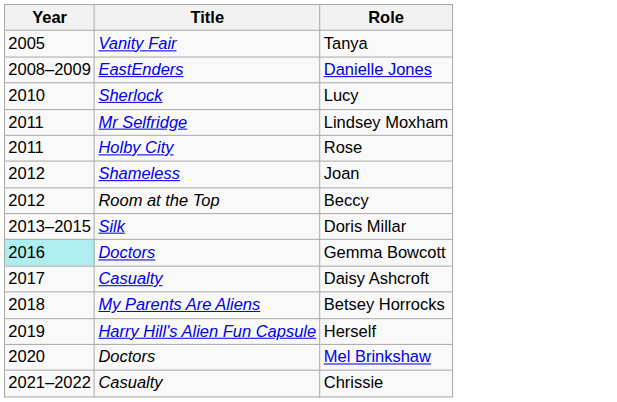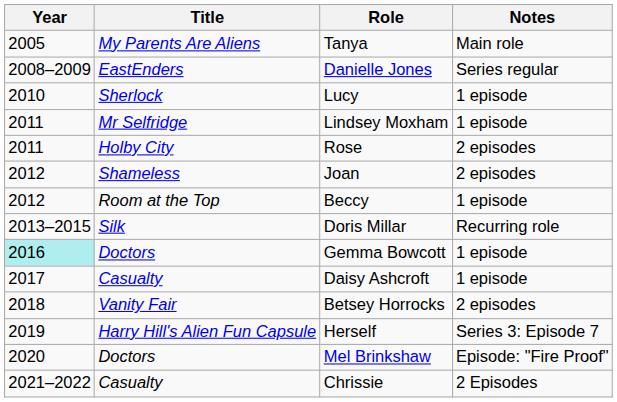+ column: (532, 17)
(137, 43) Vanity Fair -> (179, 43) My Parents Are Aliens
(179, 305) My Parents Are Aliens -> (137, 305) Vanity Fair
